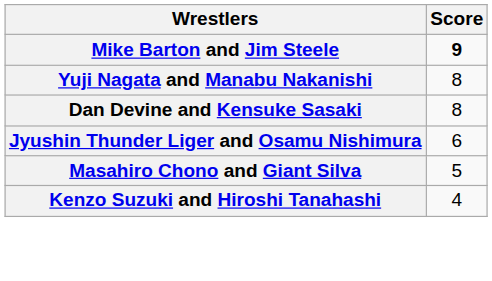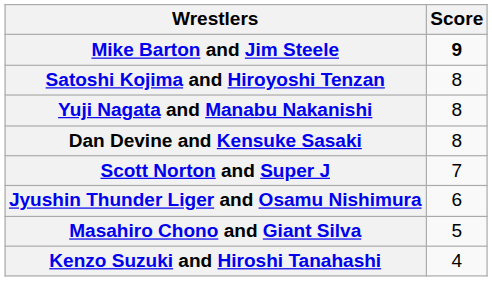+ row: (215, 79)
+ row: (215, 170)
